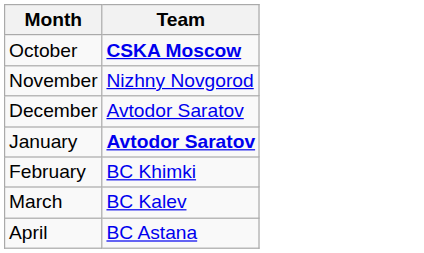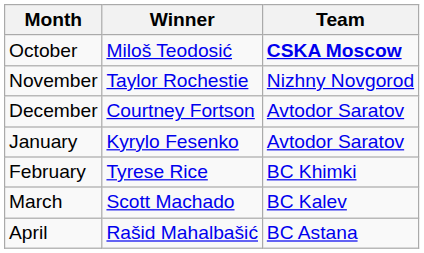+ column: (182, 19)
(181, 141) bold -> (336, 141) normal
